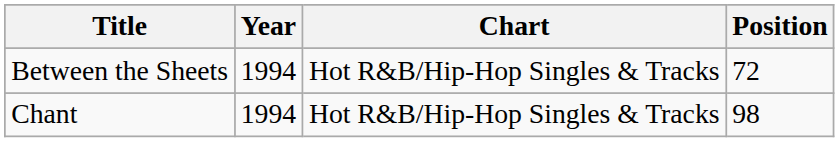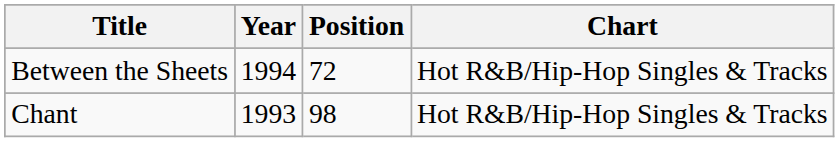columns swapped: (514, 26) <-> (780, 26)
(268, 114) 1994 -> (268, 114) 1993
